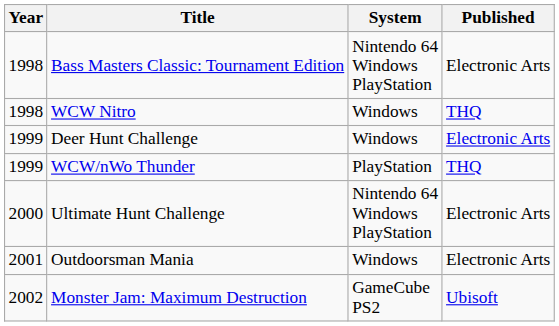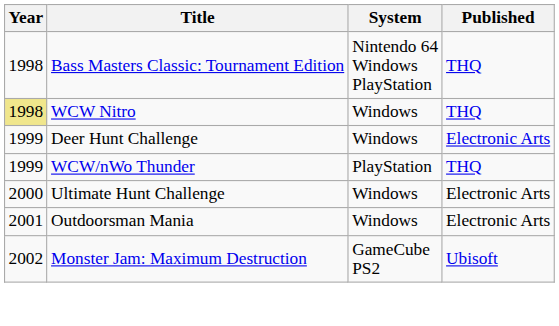(498, 65) Electronic Arts -> (464, 65) THQ
(26, 111) no background -> (26, 111) khaki background
(395, 213) Nintendo 64 Windows PlayStation -> (385, 194) Windows
